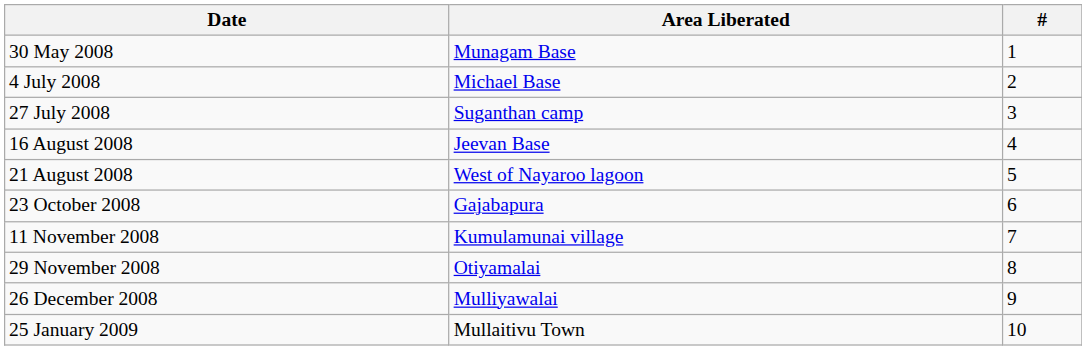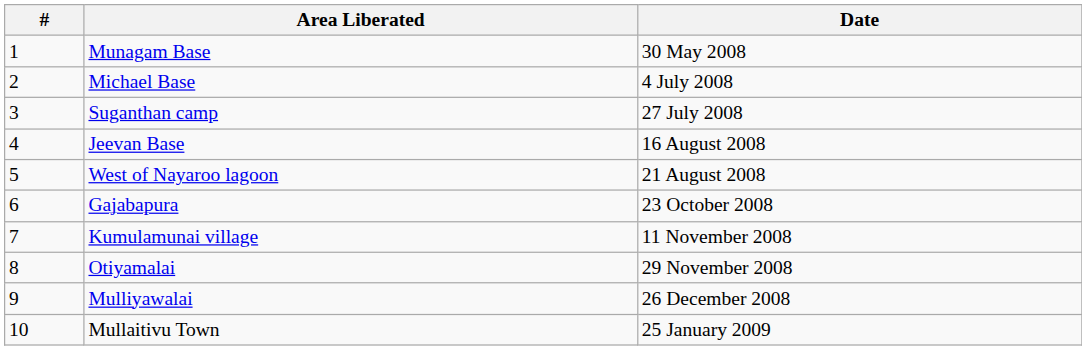columns swapped: (1042, 19) <-> (227, 19)
